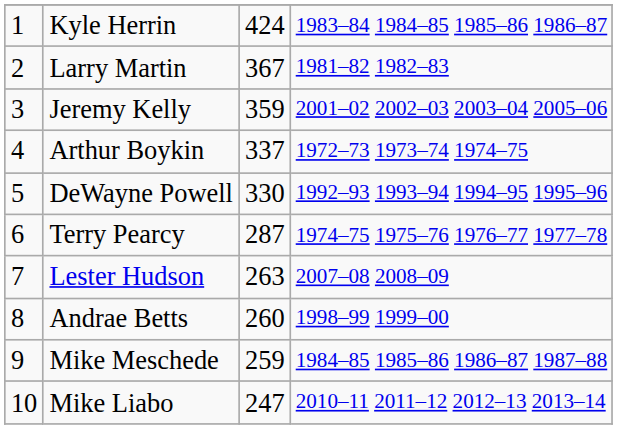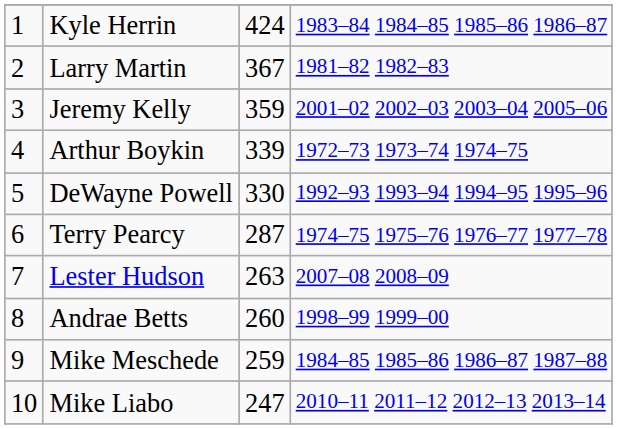(265, 151) 337 -> (265, 151) 339
